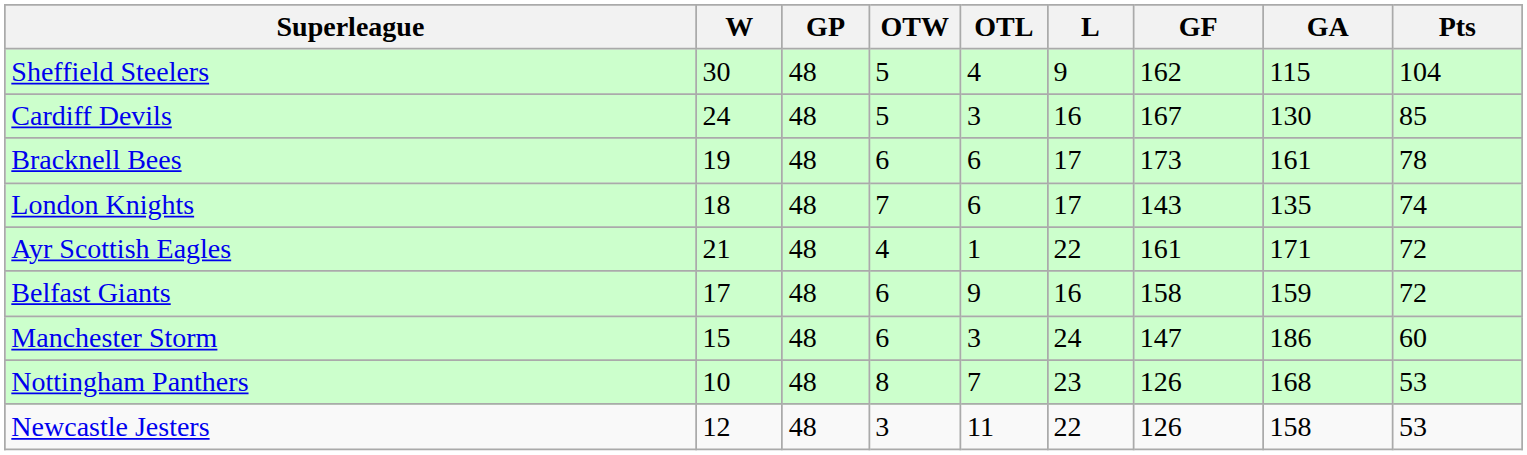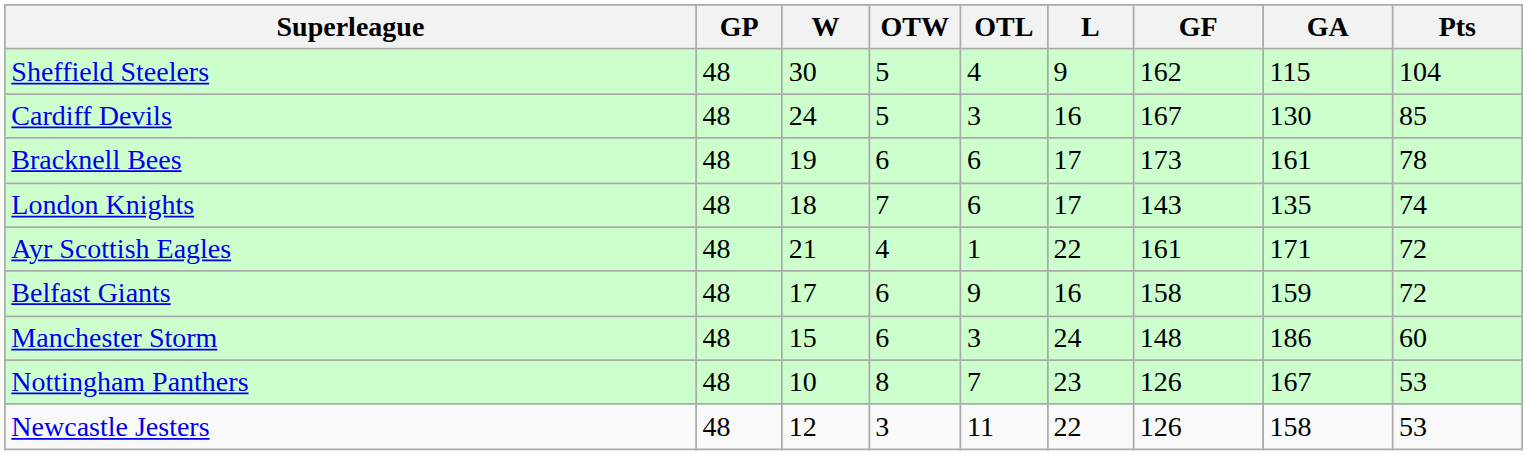columns swapped: (826, 26) <-> (739, 26)
(1161, 337) 147 -> (1161, 337) 148
(1290, 381) 168 -> (1290, 381) 167
